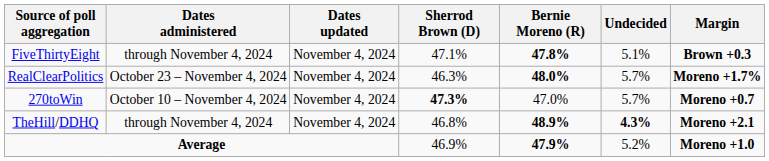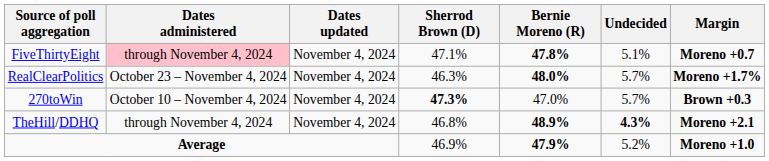(198, 54) no background -> (198, 54) pink background
(717, 54) Brown +0.3 -> (717, 54) Moreno +0.7
(717, 100) Moreno +0.7 -> (717, 100) Brown +0.3
